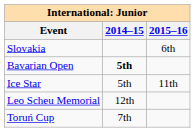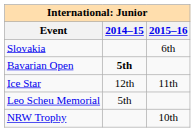(124, 83) 5th -> (124, 83) 12th
(124, 100) 12th -> (124, 100) 5th
+ row: (37, 118)
- row: (31, 118)
